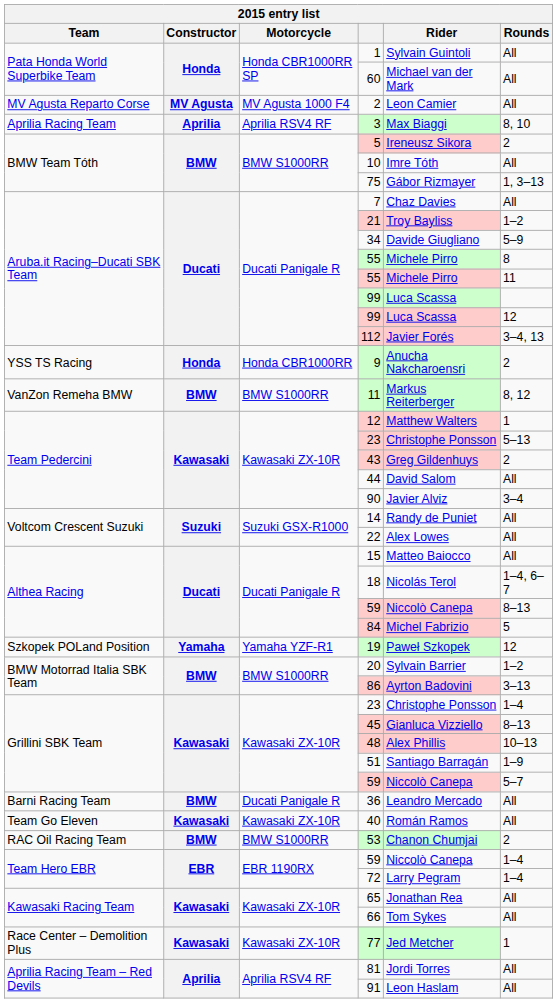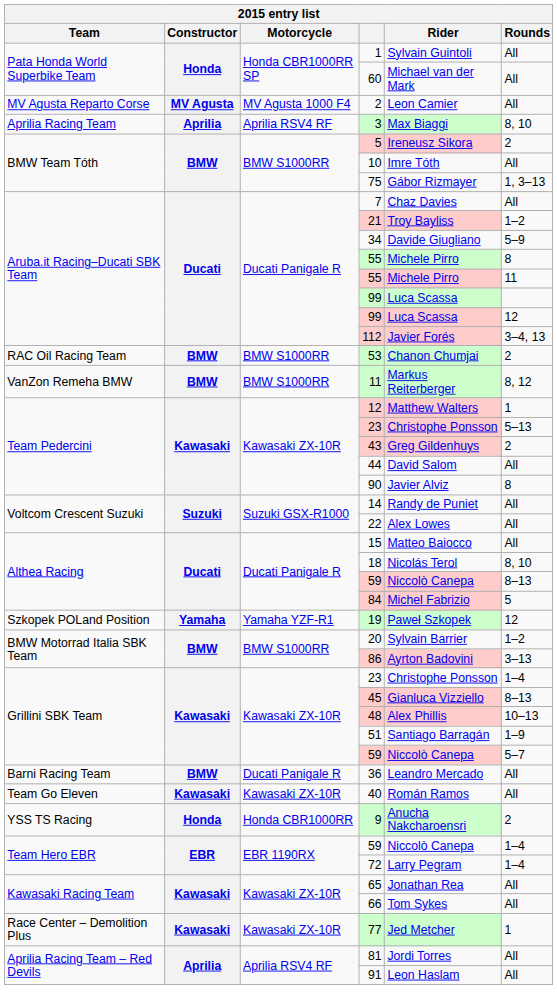rows swapped: (50, 362) <-> (67, 839)
(513, 498) 3–4 -> (508, 484) 8
(523, 582) 1–4, 6–7 -> (518, 562) 8, 10
